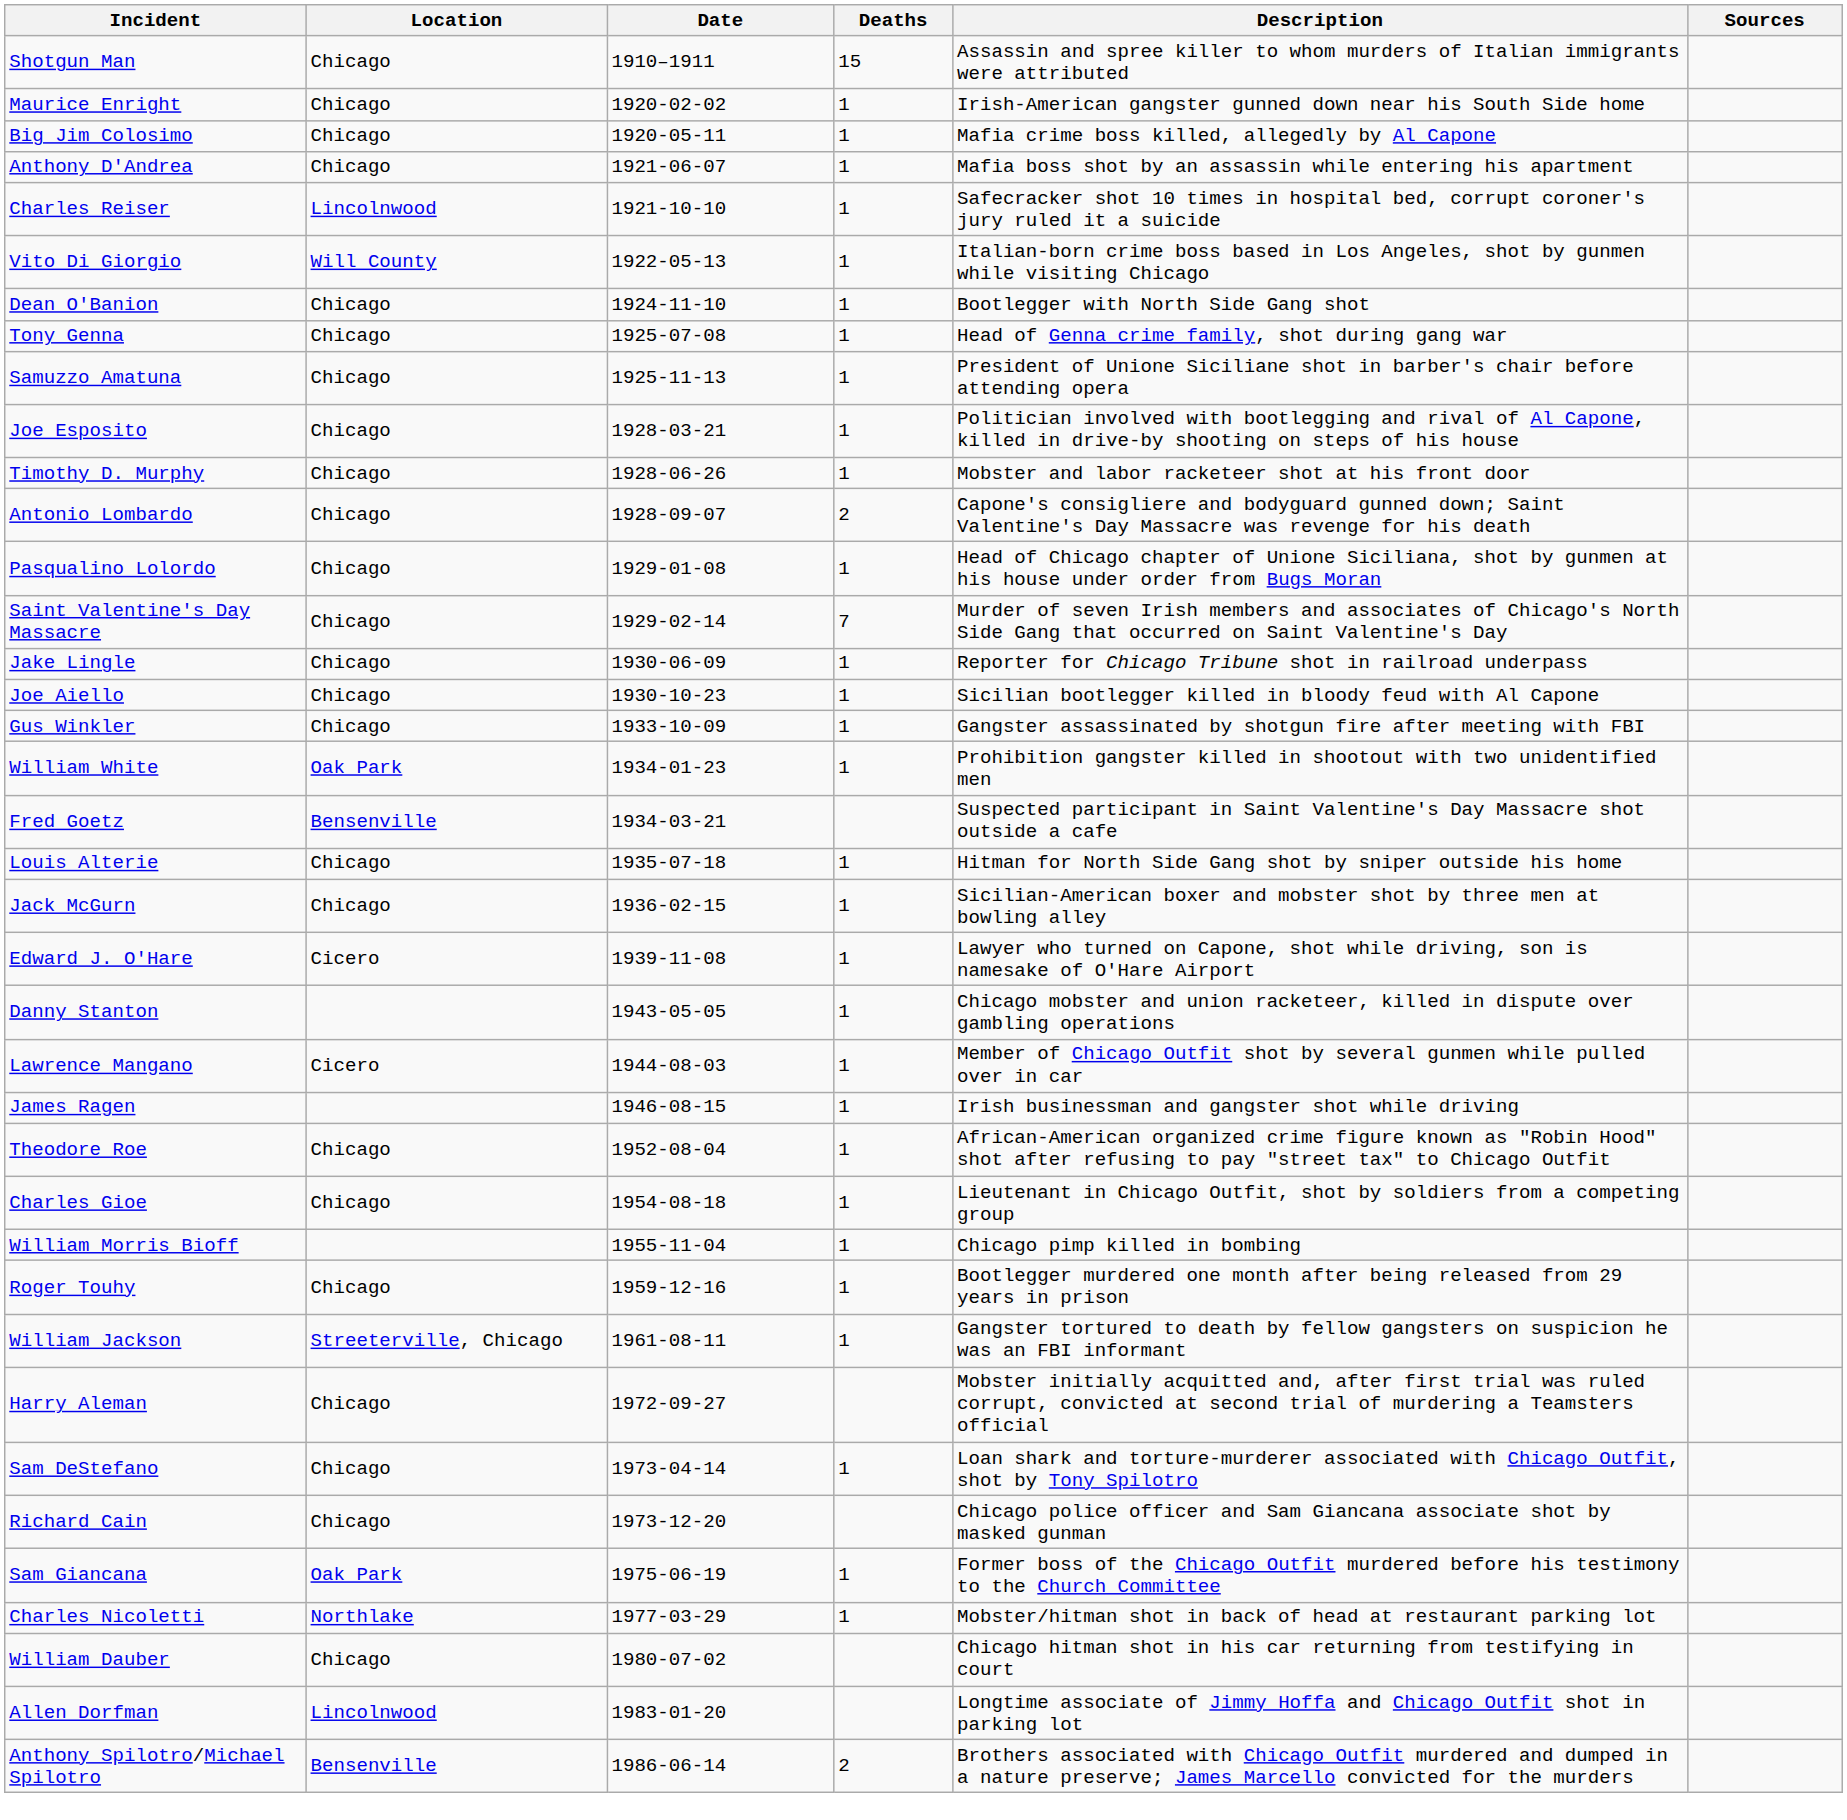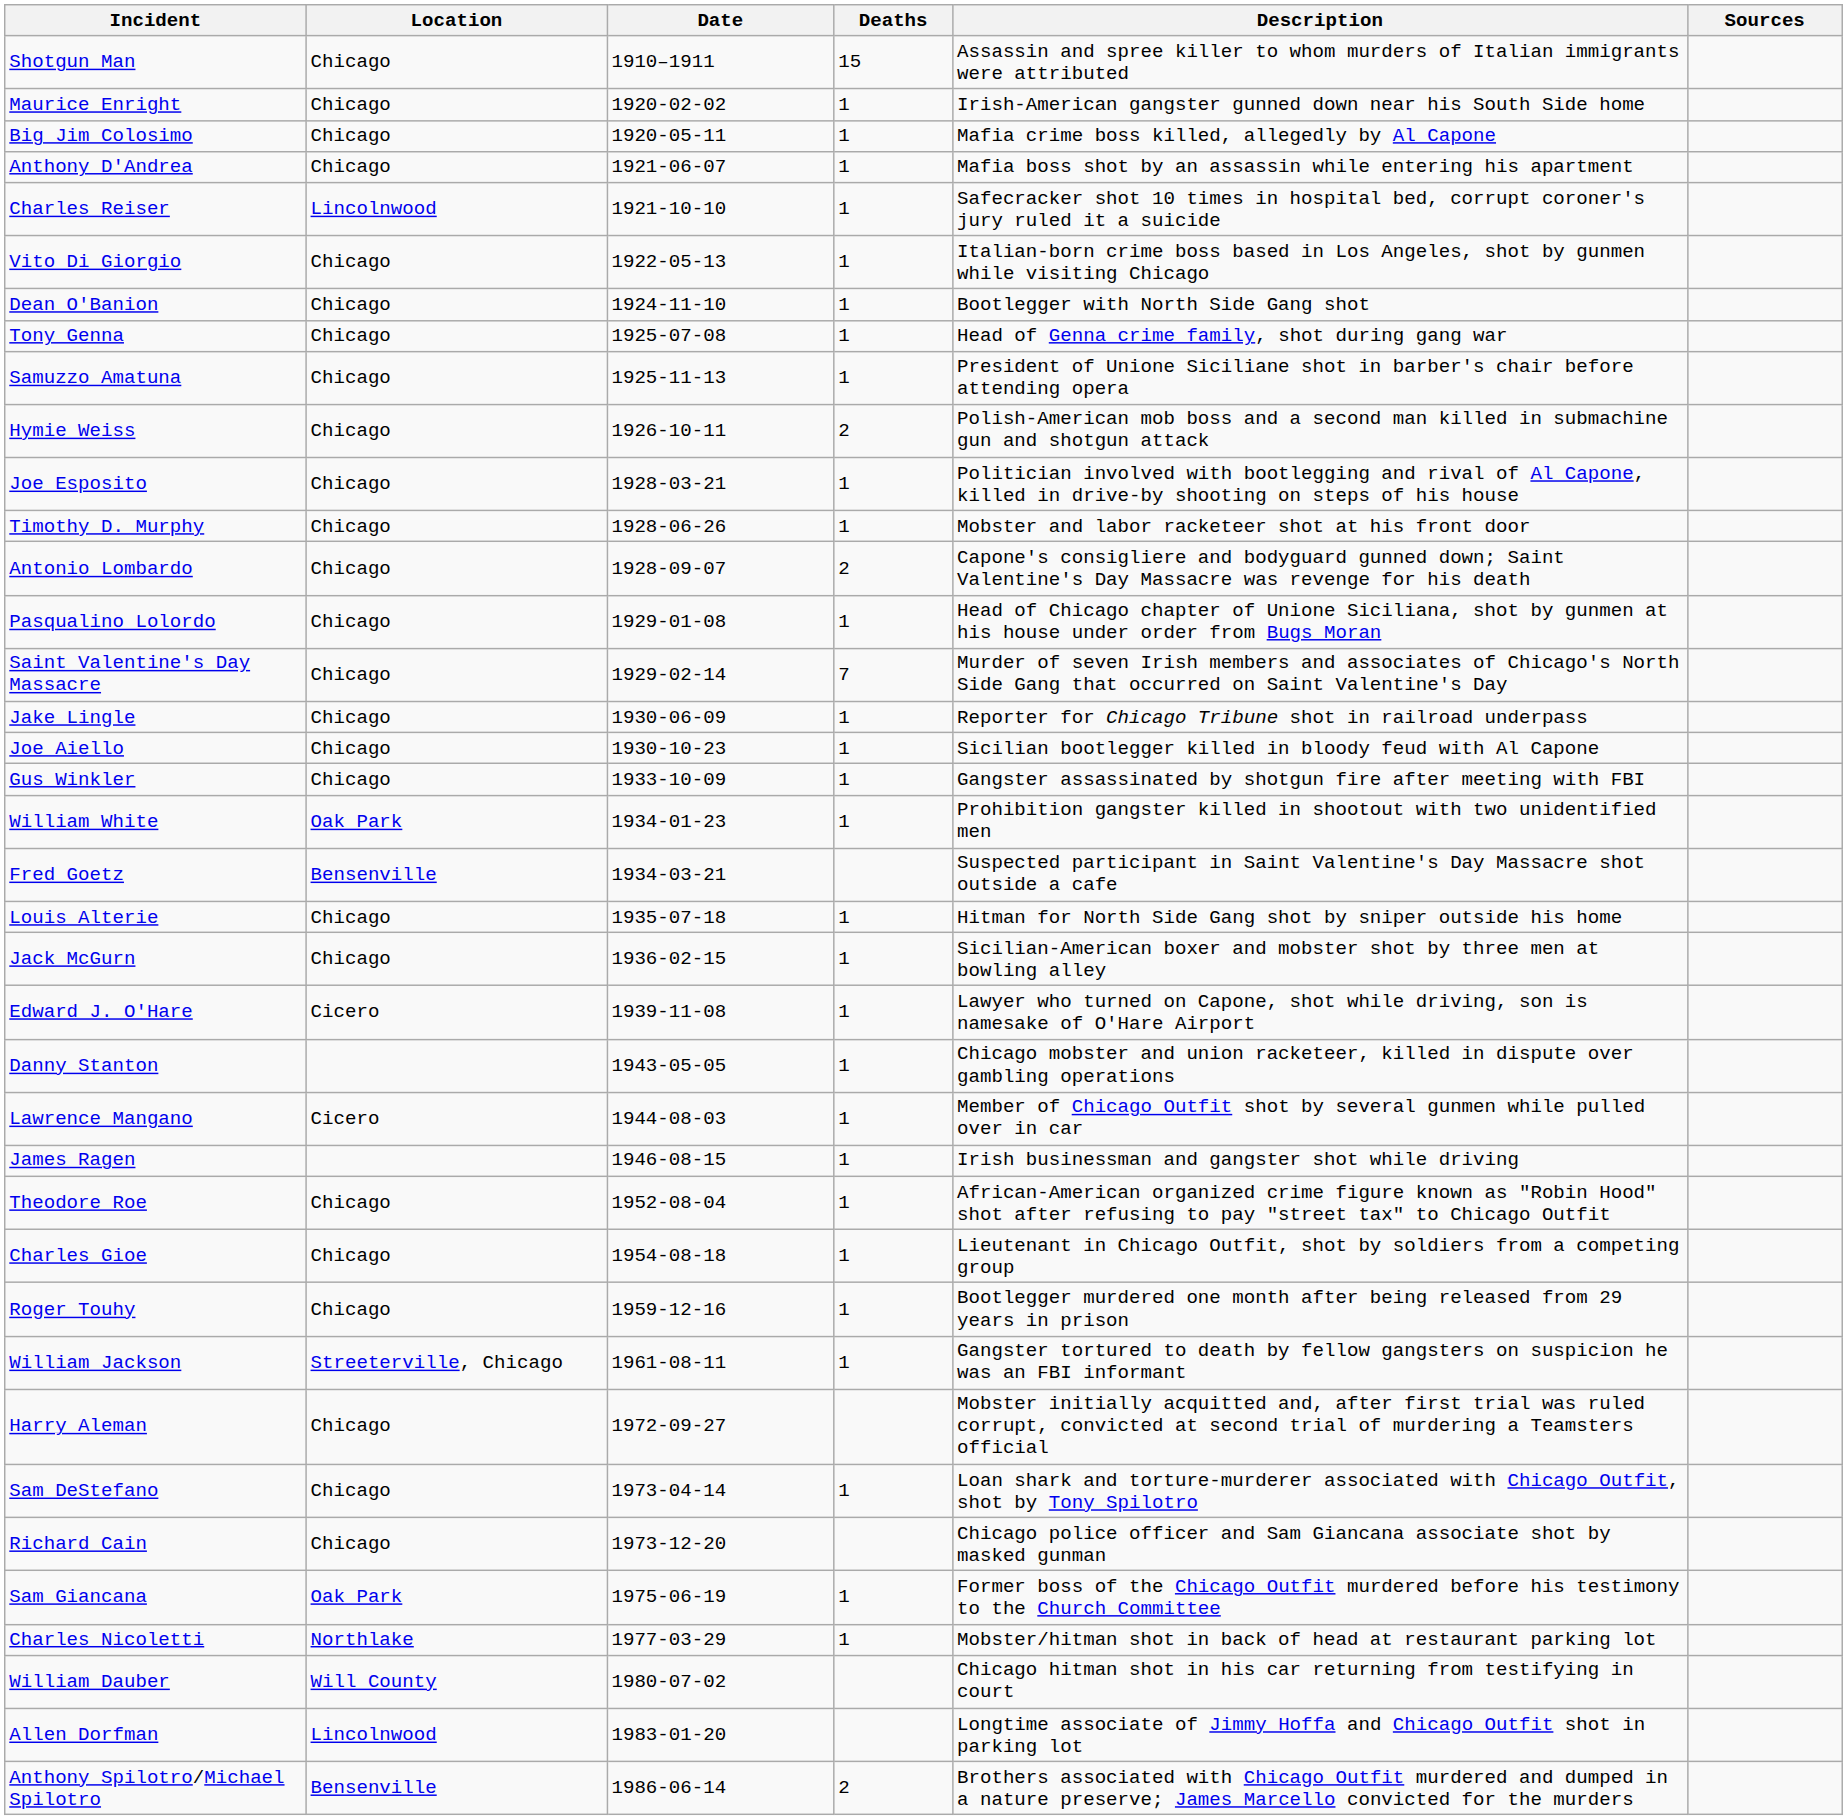(374, 262) Will County -> (351, 262) Chicago
+ row: (72, 431)
- row: (124, 1245)
(351, 1660) Chicago -> (374, 1682) Will County
